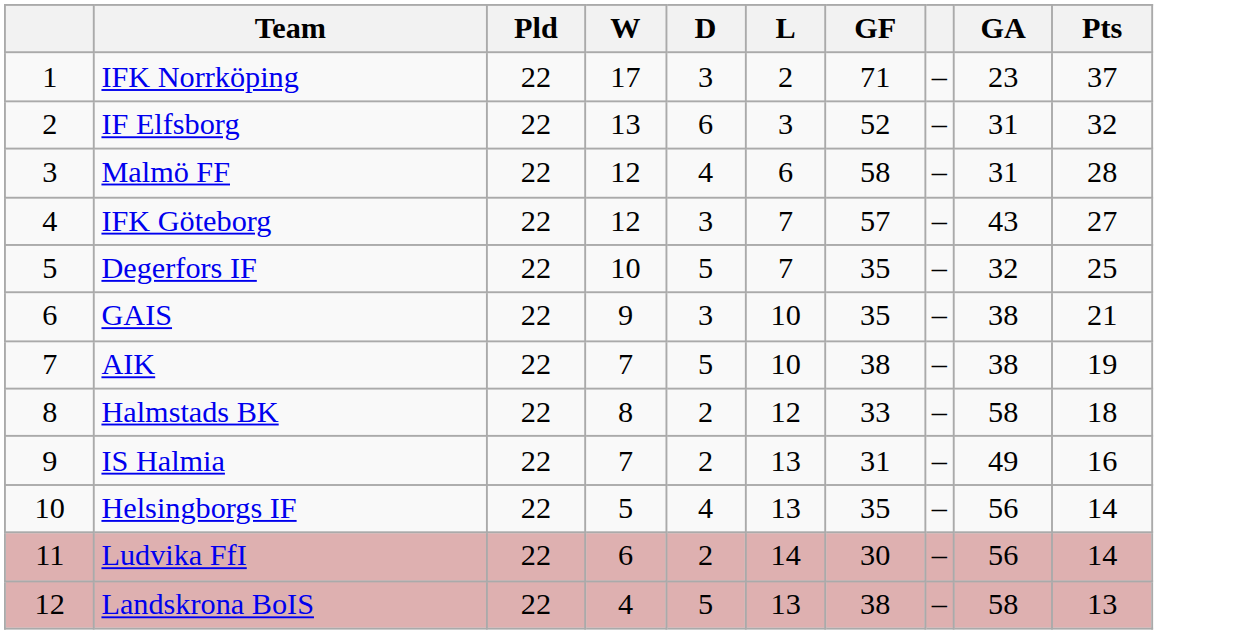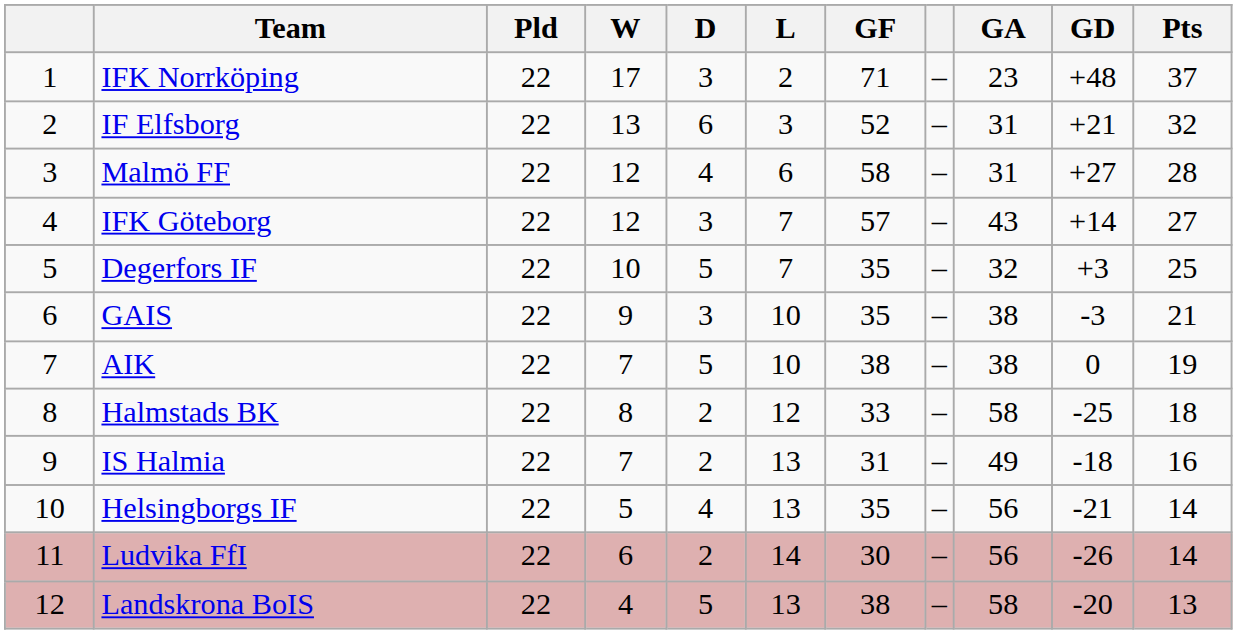+ column: (1093, 28)
